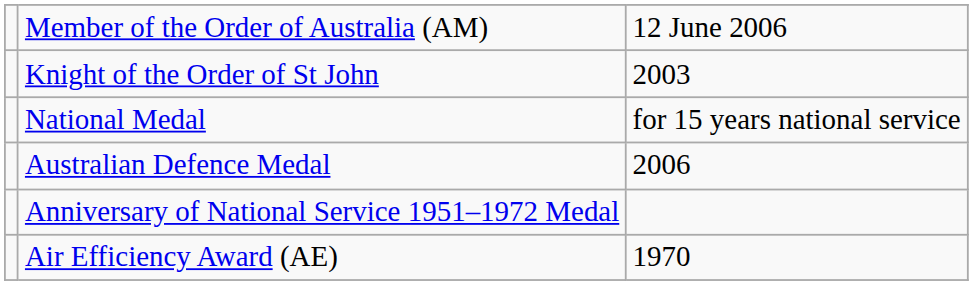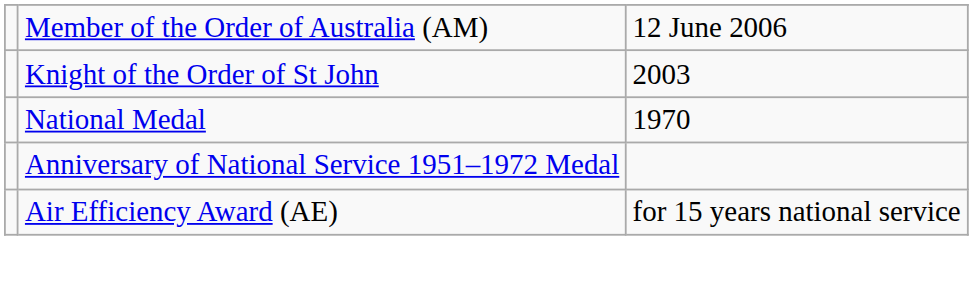(797, 119) for 15 years national service -> (662, 119) 1970
- row: (178, 165)
(662, 257) 1970 -> (797, 211) for 15 years national service
